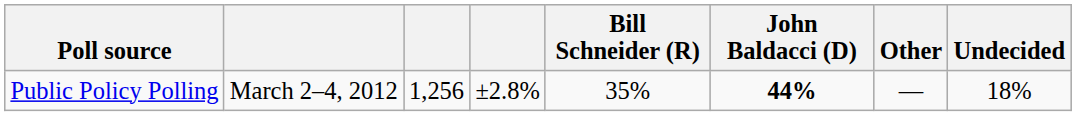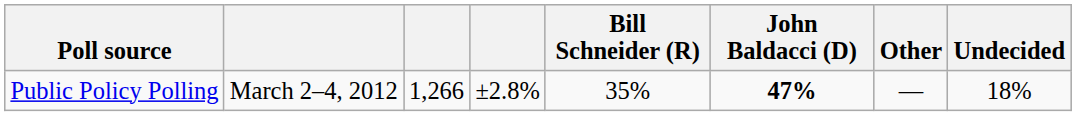(437, 90) 1,256 -> (437, 90) 1,266
(792, 90) 44% -> (792, 90) 47%
